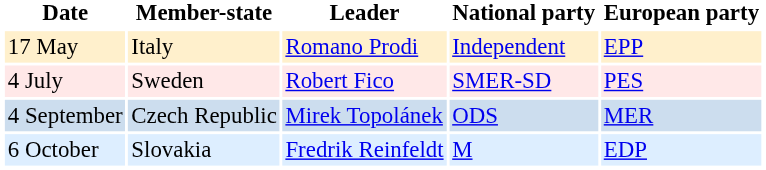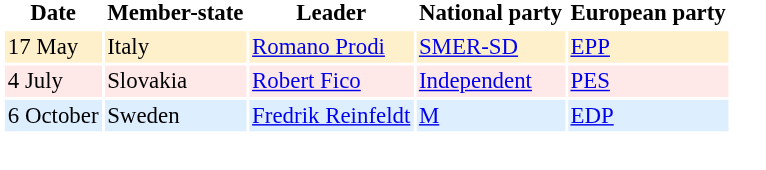(509, 46) Independent -> (468, 46) SMER-SD
(168, 81) Sweden -> (147, 81) Slovakia
(502, 81) SMER-SD -> (475, 81) Independent
- row: (65, 115)
(171, 149) Slovakia -> (143, 115) Sweden
